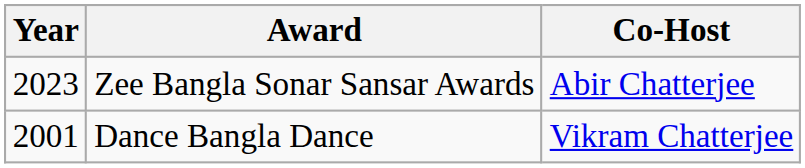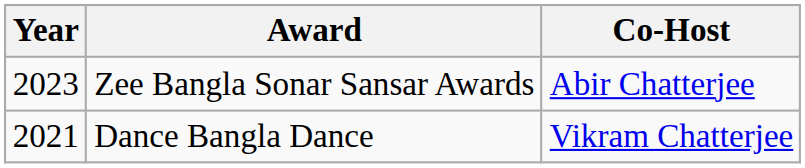(46, 135) 2001 -> (46, 135) 2021
